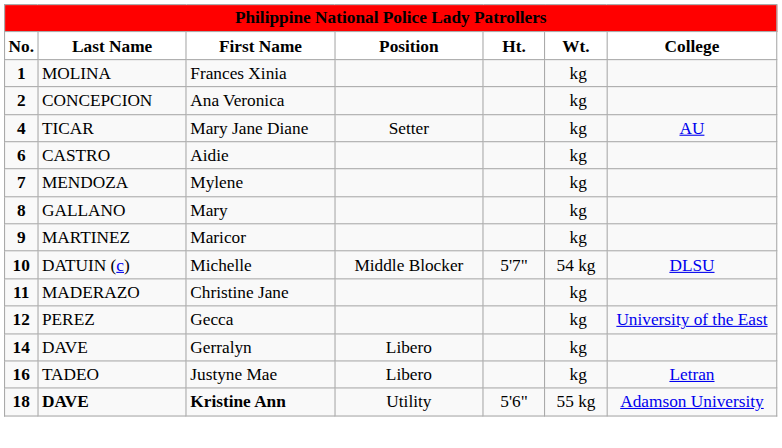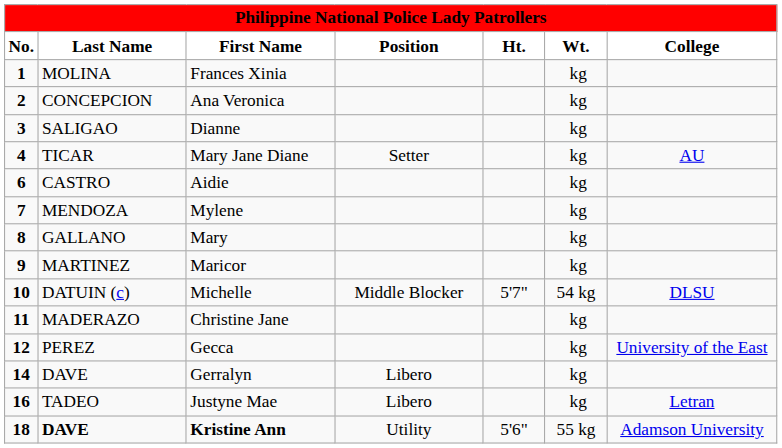+ row: (215, 127)
